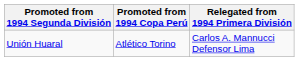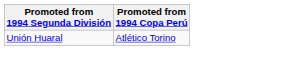- column: (242, 17)
